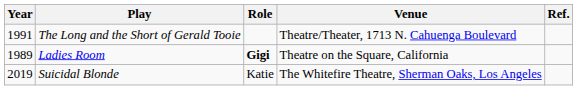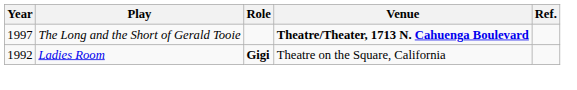(20, 34) 1991 -> (20, 34) 1997
(398, 34) normal -> (403, 34) bold
(20, 54) 1989 -> (20, 54) 1992
- row: (79, 74)
